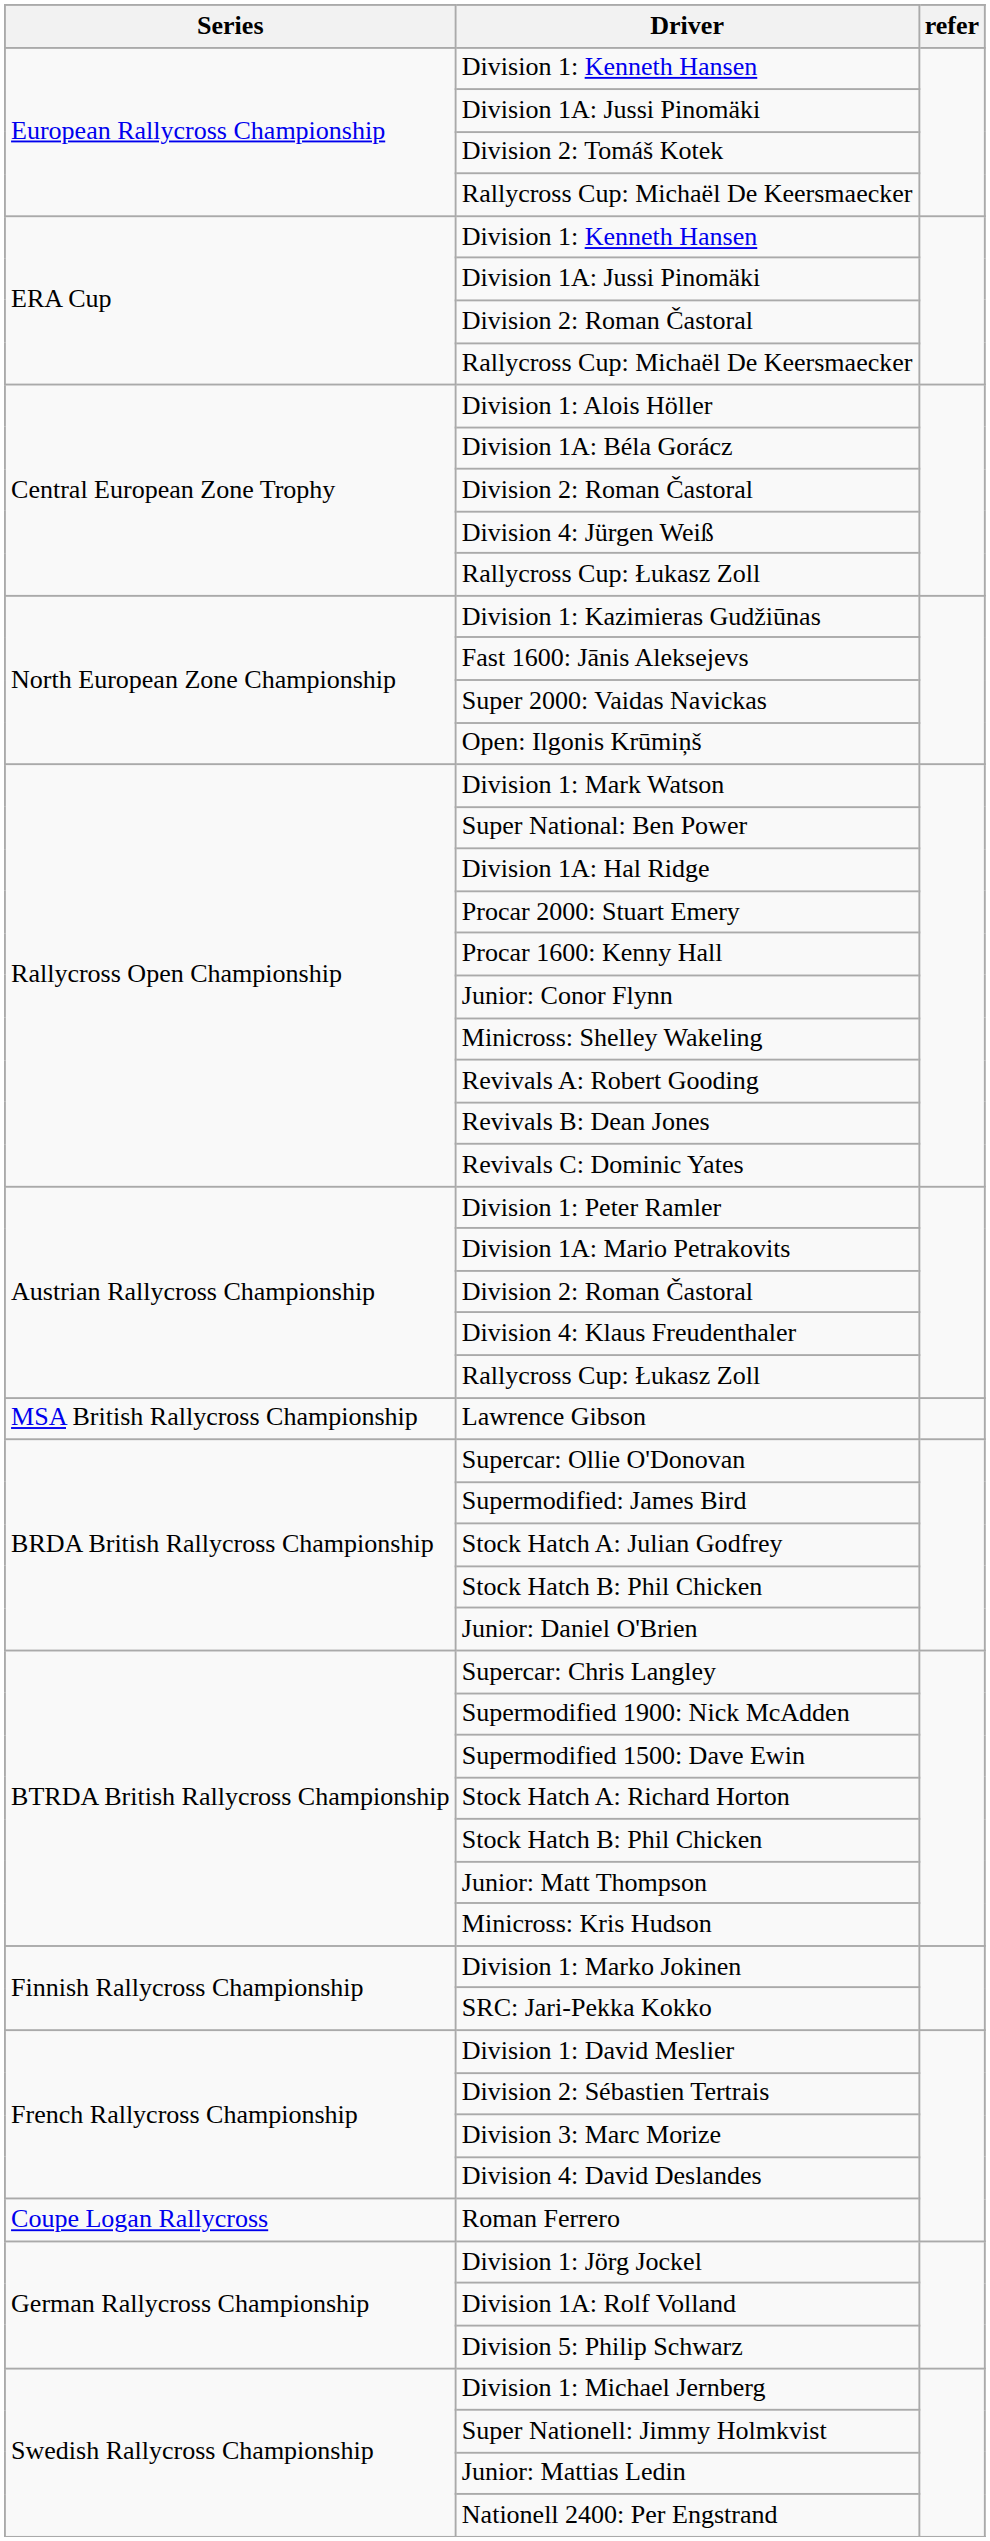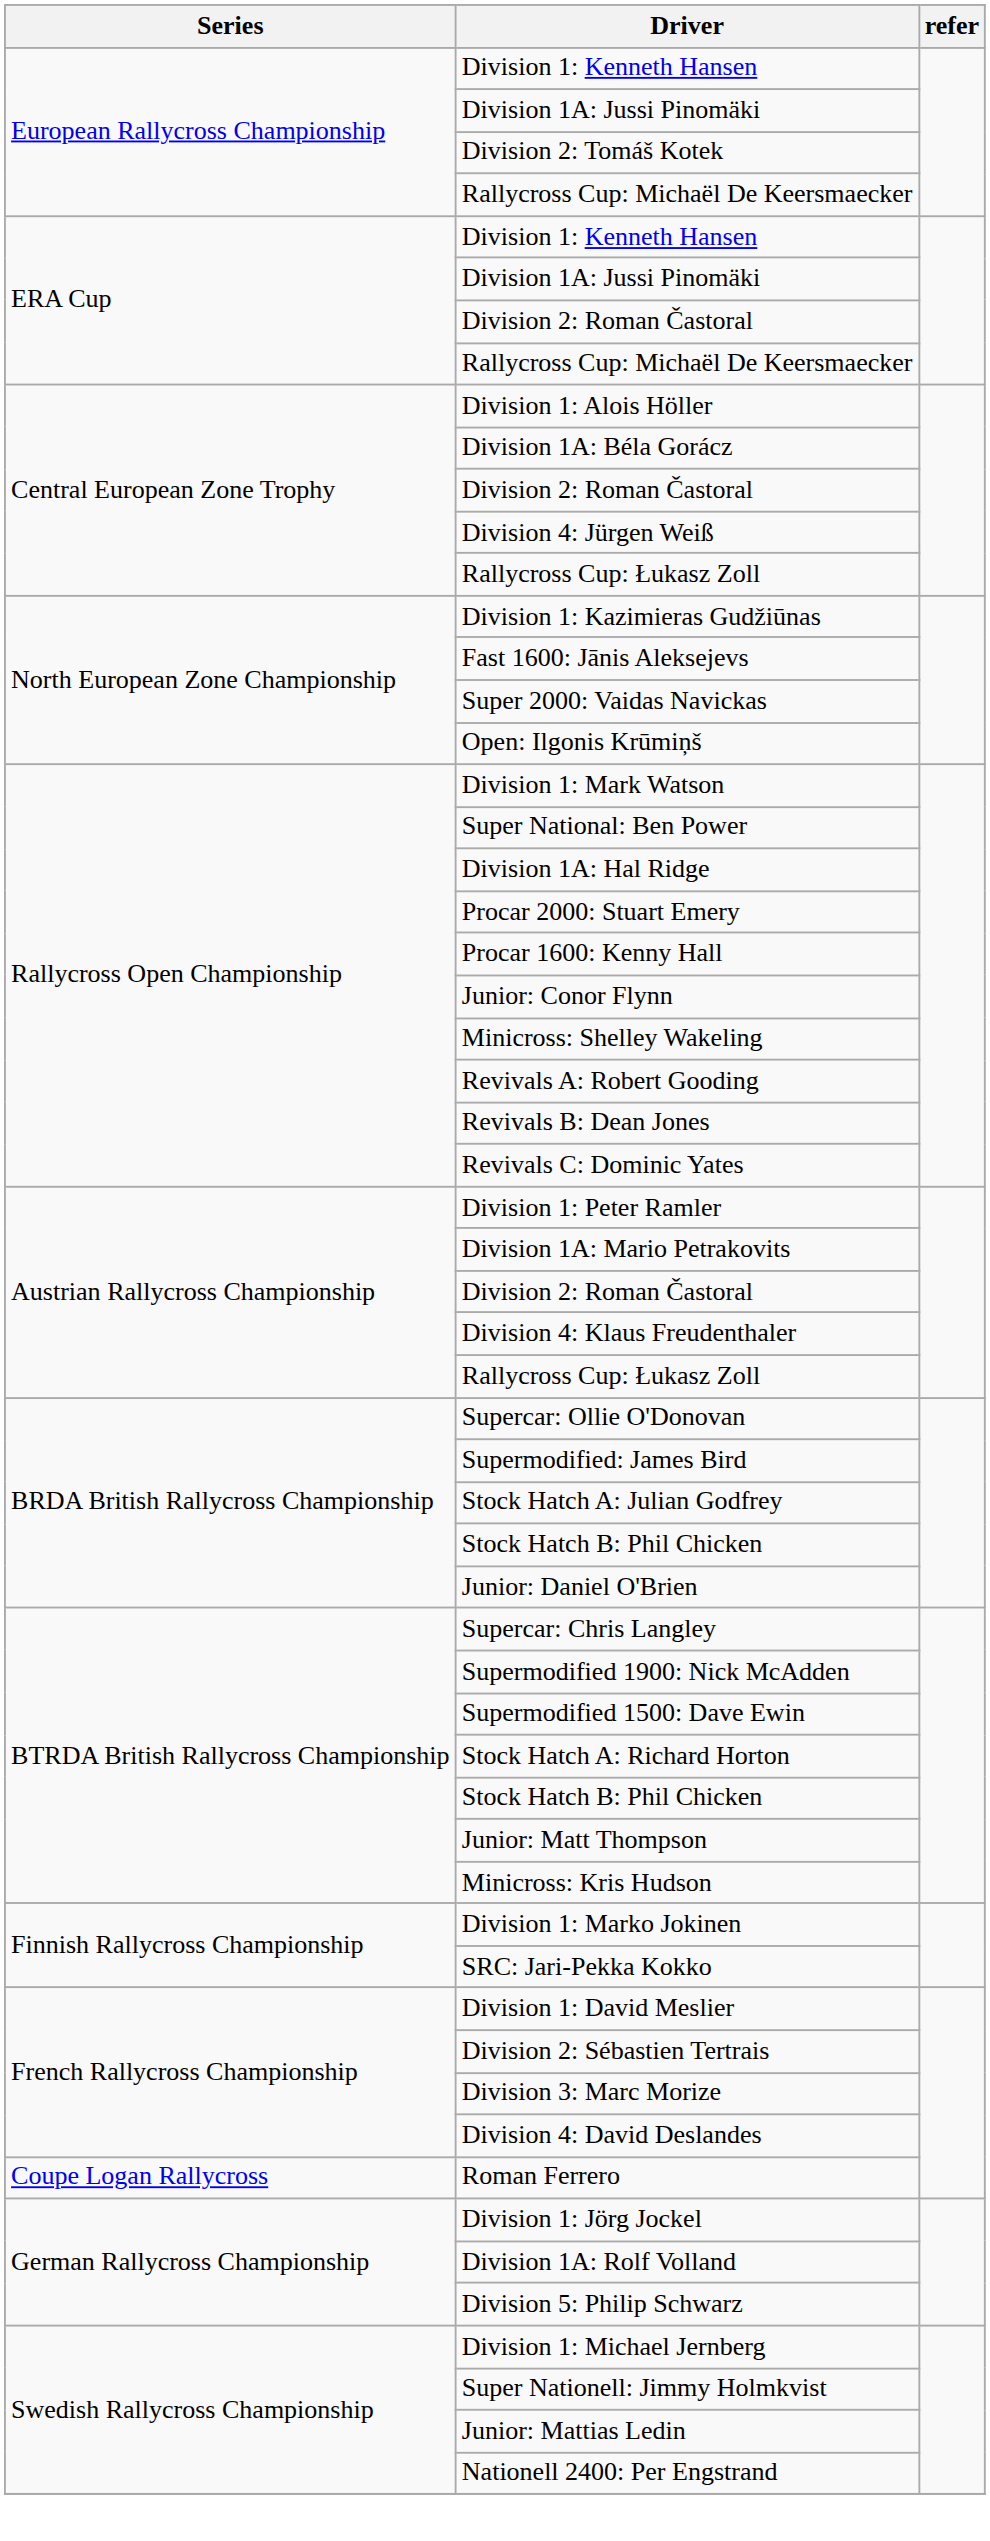- row: (214, 1417)
